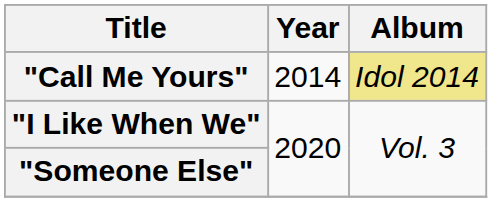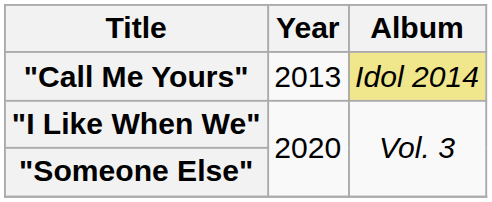(308, 76) 2014 -> (308, 76) 2013
